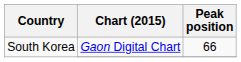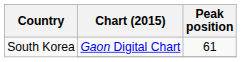(210, 47) 66 -> (210, 47) 61
